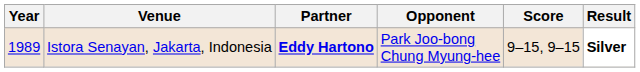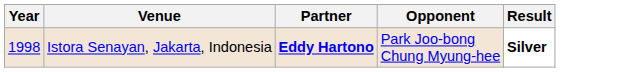- column: (543, 16)
(24, 47) 1989 -> (24, 47) 1998
